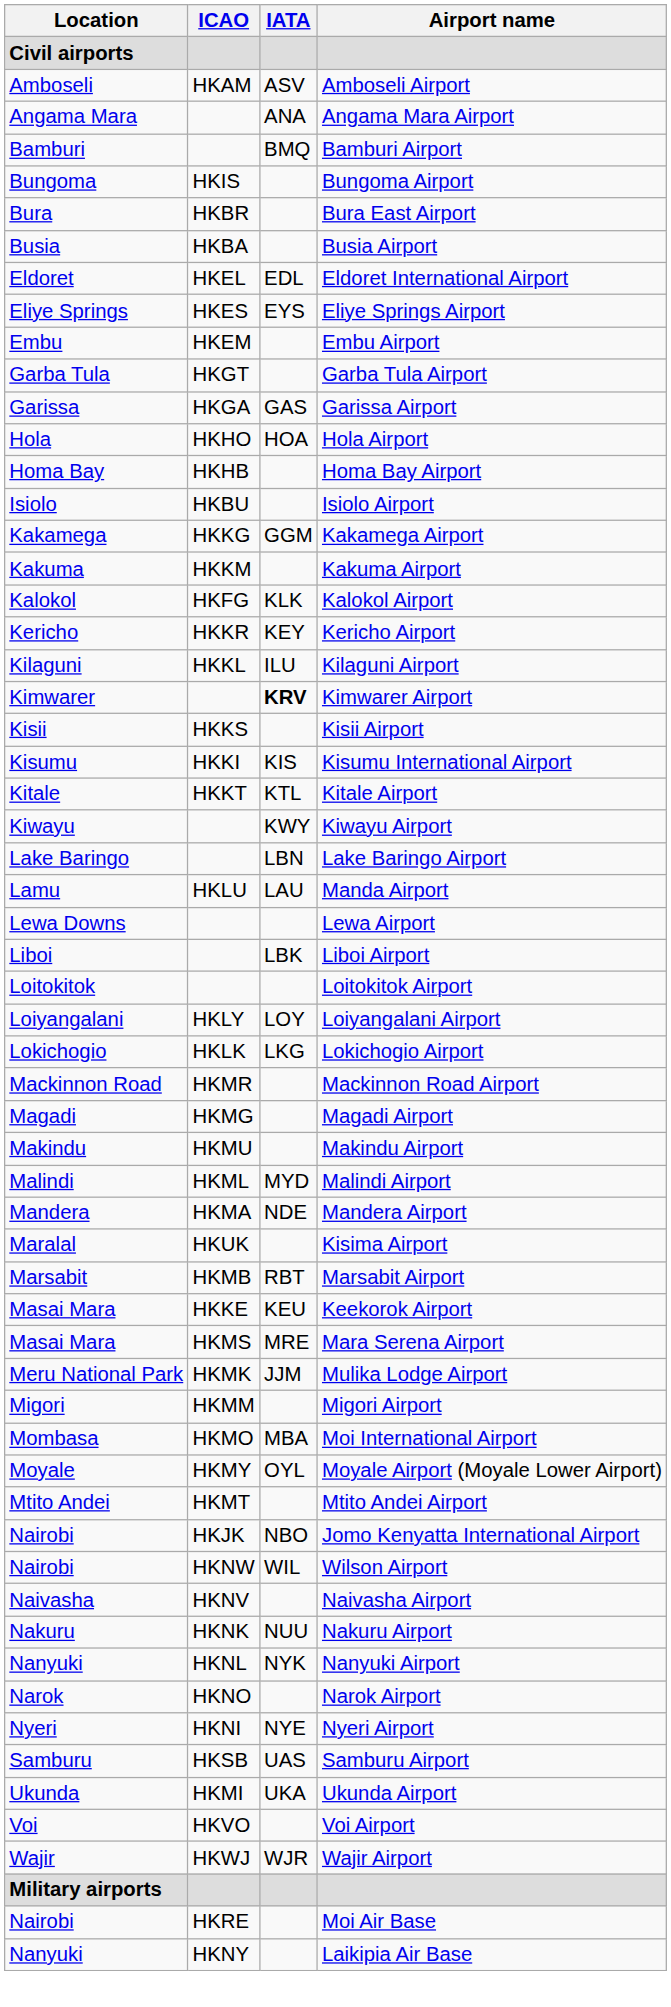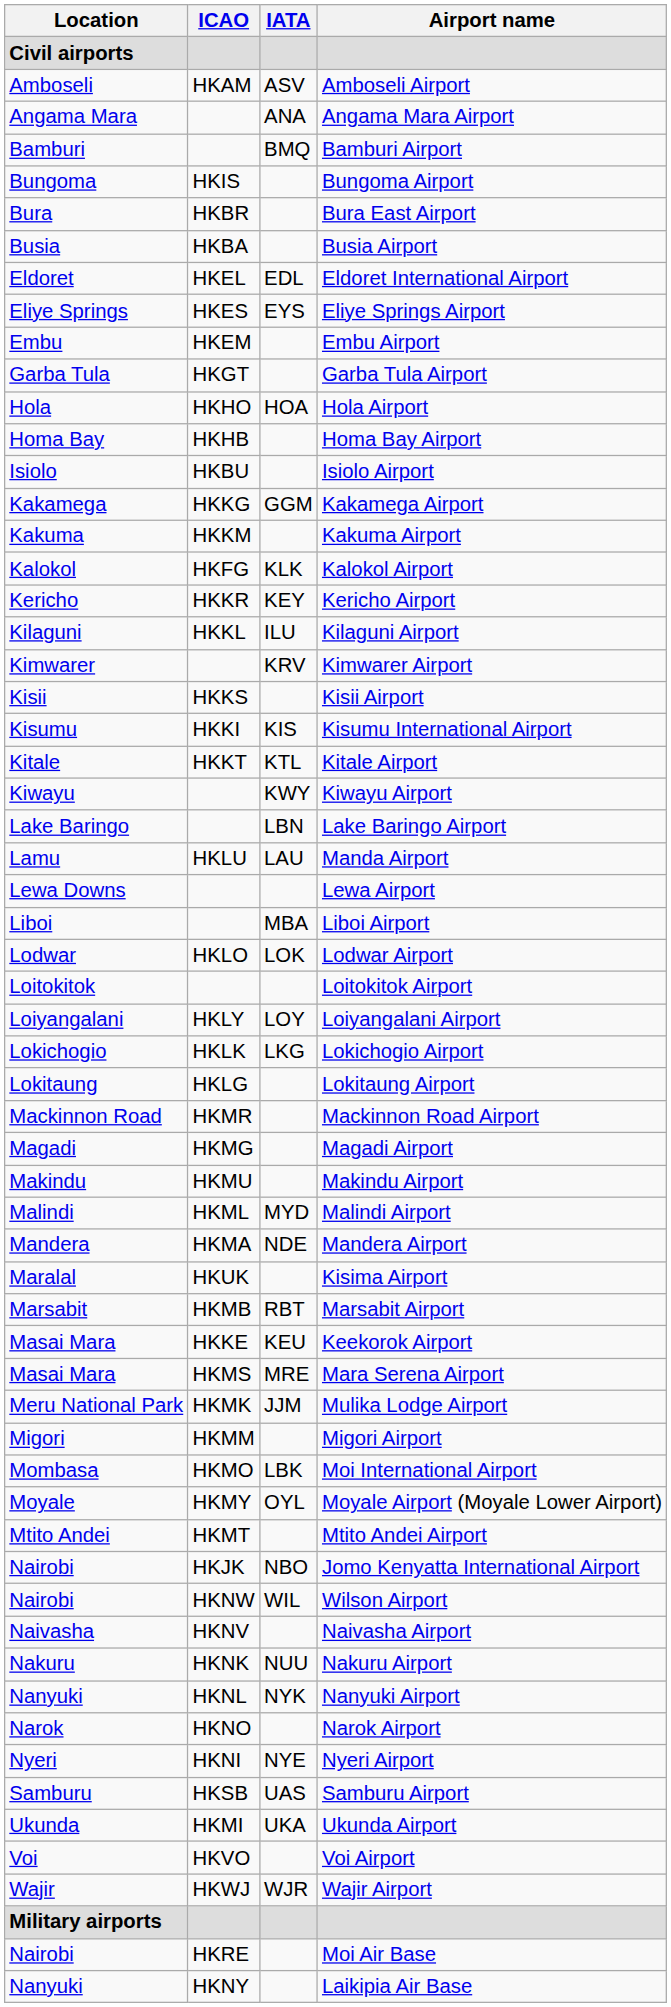- row: (44, 407)
(285, 697) bold -> (285, 665) normal
(283, 955) LBK -> (286, 922) MBA
+ row: (43, 955)
+ row: (53, 1084)
(286, 1438) MBA -> (283, 1470) LBK
